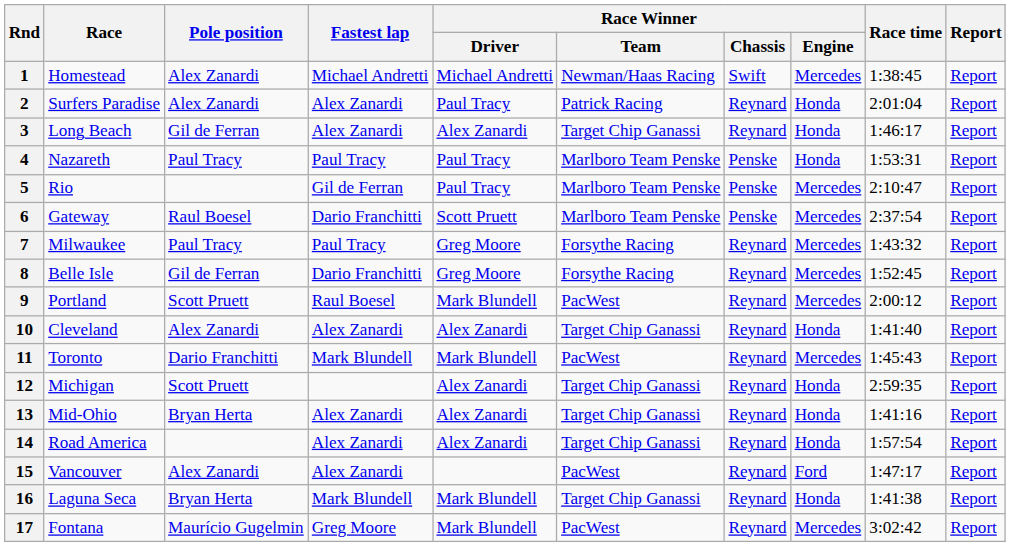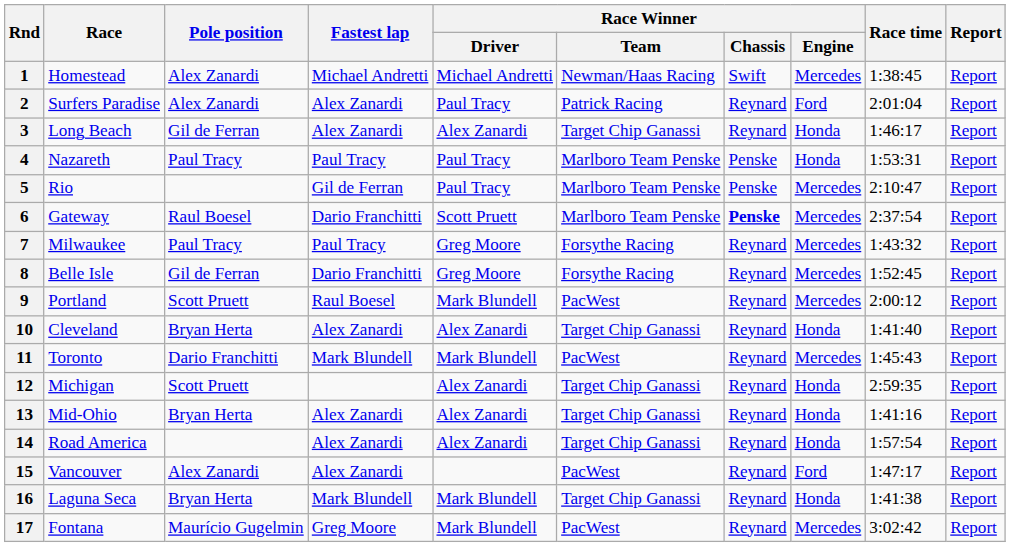(818, 103) Honda -> (811, 103) Ford
(753, 216) normal -> (754, 216) bold
(214, 329) Alex Zanardi -> (210, 329) Bryan Herta
